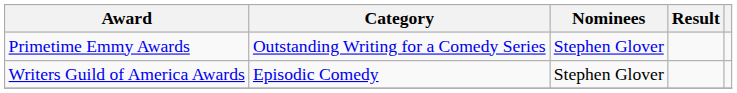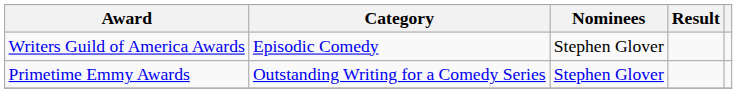rows swapped: (99, 46) <-> (127, 74)
